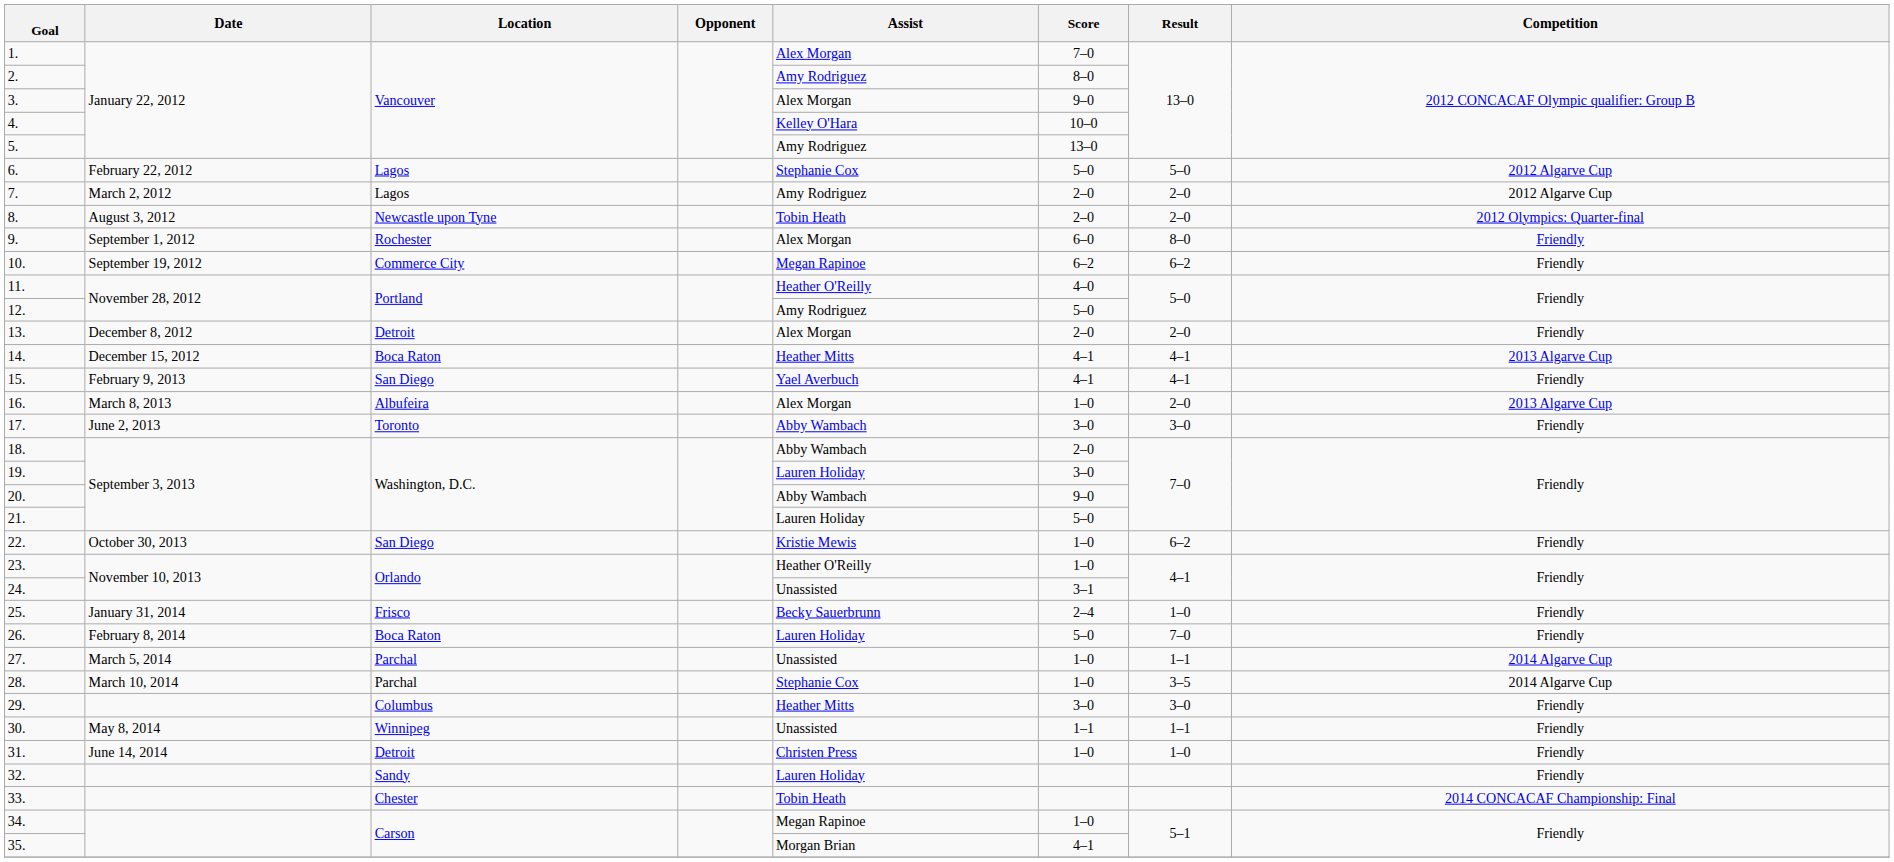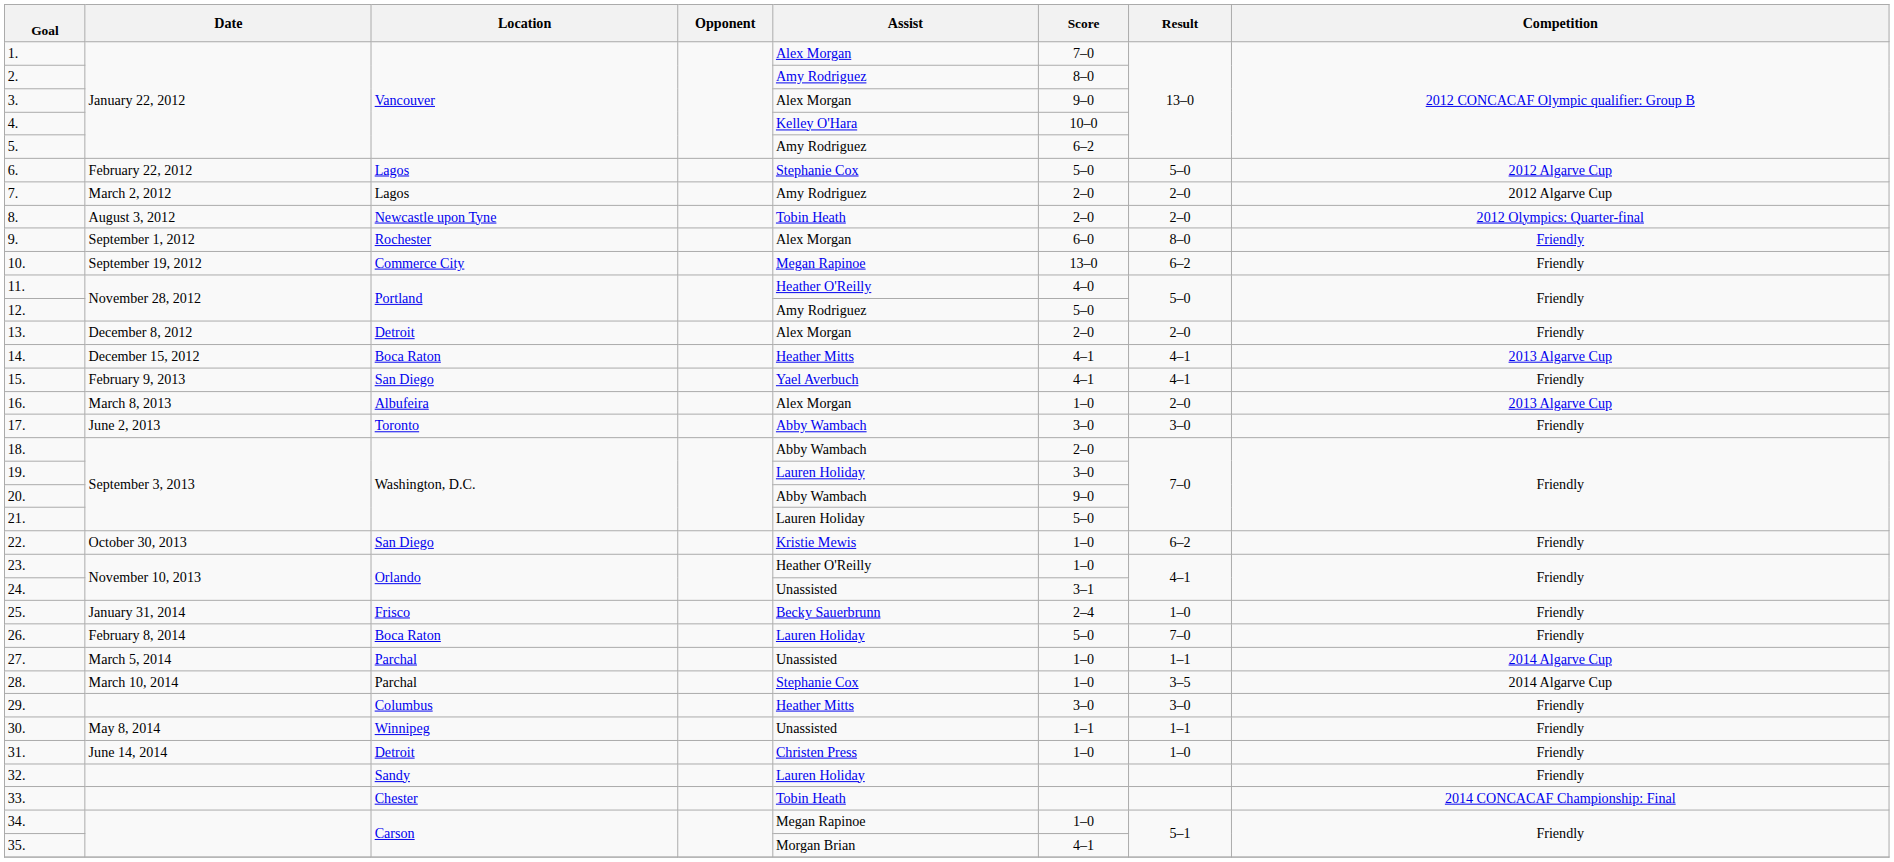(1084, 147) 13–0 -> (1084, 147) 6–2
(1084, 263) 6–2 -> (1084, 263) 13–0
